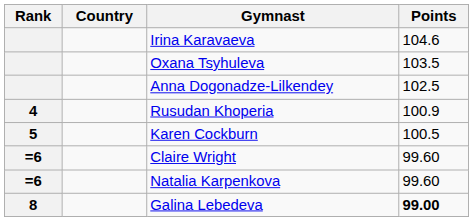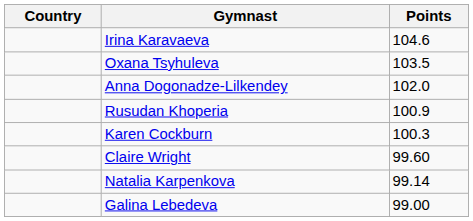- column: (33, 16)
(421, 87) 102.5 -> (411, 87) 102.0
(421, 134) 100.5 -> (411, 134) 100.3
(421, 181) 99.60 -> (411, 181) 99.14
(421, 205) bold -> (411, 205) normal
